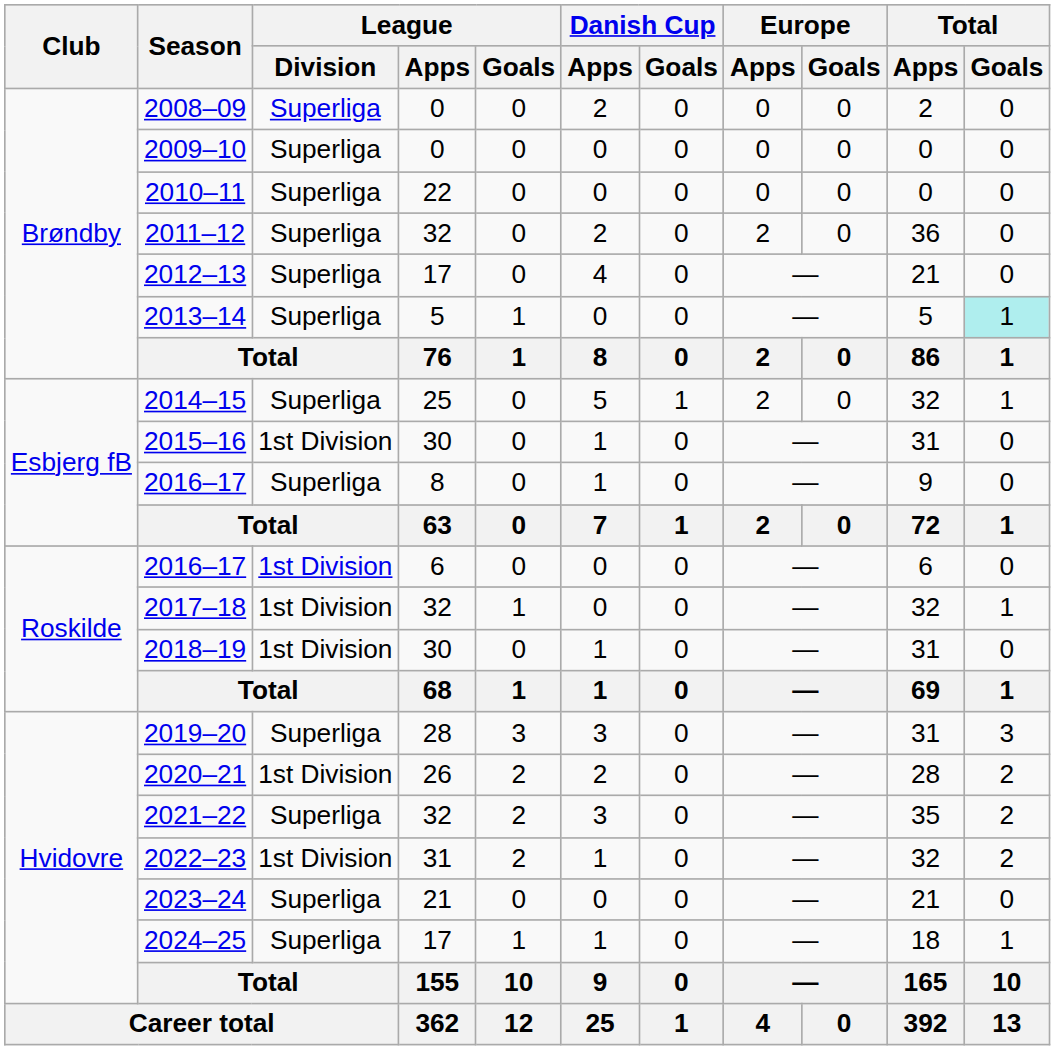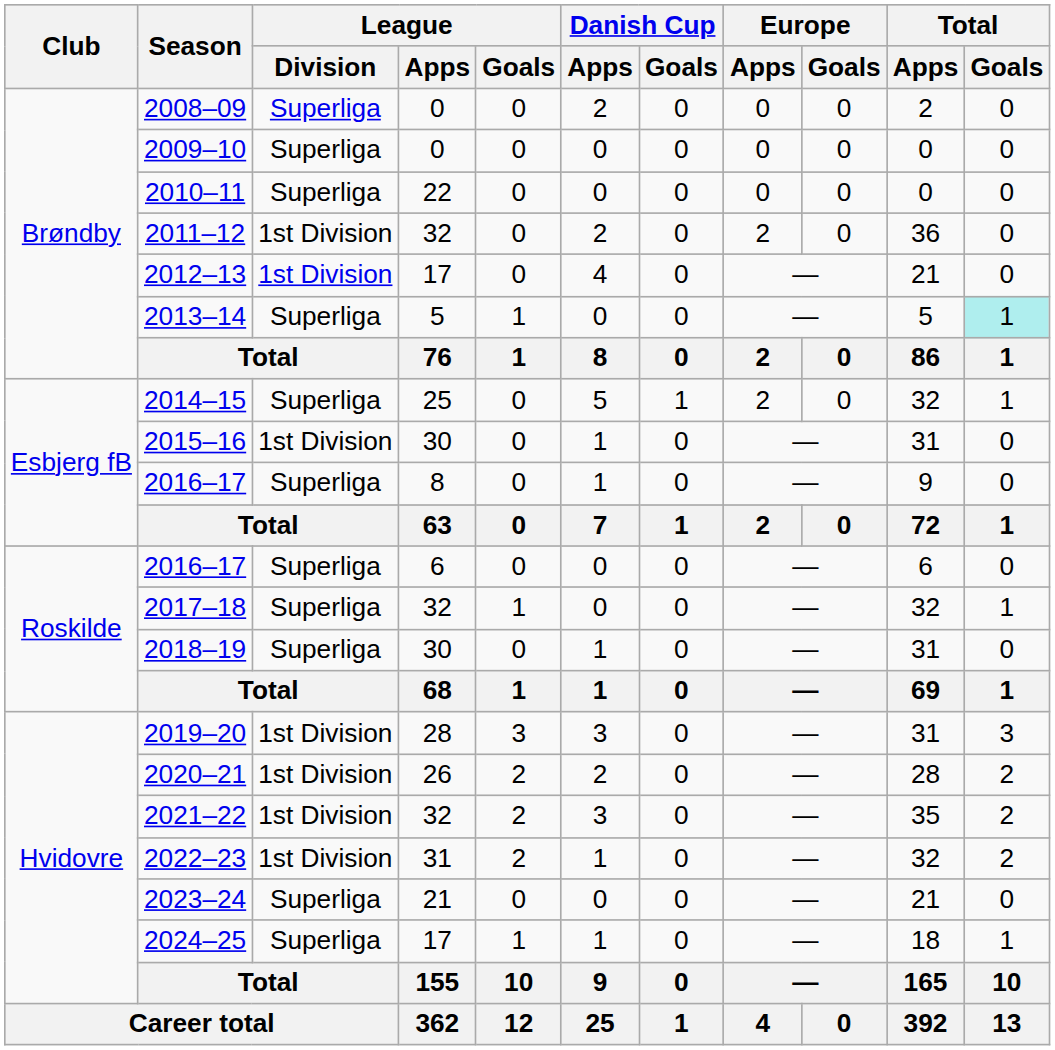(325, 233) Superliga -> (325, 233) 1st Division
(325, 274) Superliga -> (325, 274) 1st Division
(325, 566) 1st Division -> (325, 566) Superliga
(325, 607) 1st Division -> (325, 607) Superliga
(325, 649) 1st Division -> (325, 649) Superliga
(325, 732) Superliga -> (325, 732) 1st Division
(325, 815) Superliga -> (325, 815) 1st Division
